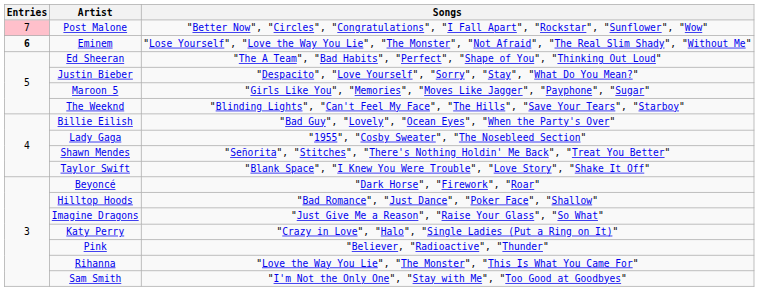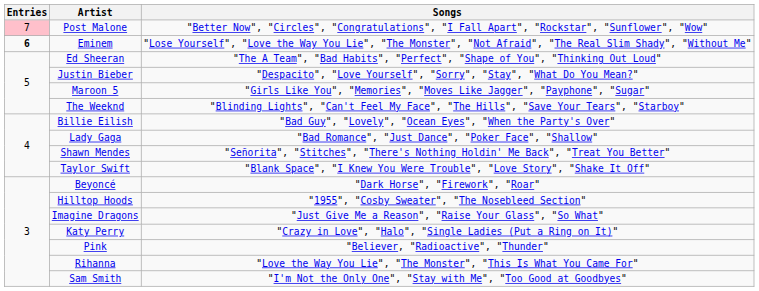(447, 138) "1955", "Cosby Sweater", "The Nosebleed Section" -> (447, 138) "Bad Romance", "Just Dance", "Poker Face", "Shallow"
(447, 200) "Bad Romance", "Just Dance", "Poker Face", "Shallow" -> (447, 200) "1955", "Cosby Sweater", "The Nosebleed Section"
